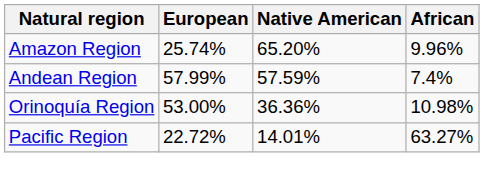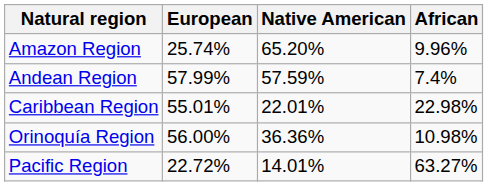+ row: (84, 107)
(194, 107) 53.00% -> (199, 136) 56.00%
